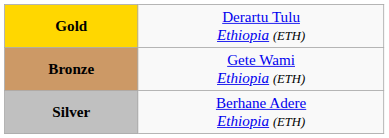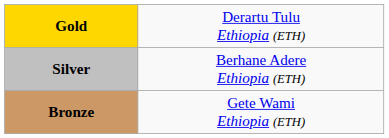rows swapped: (71, 111) <-> (71, 68)
